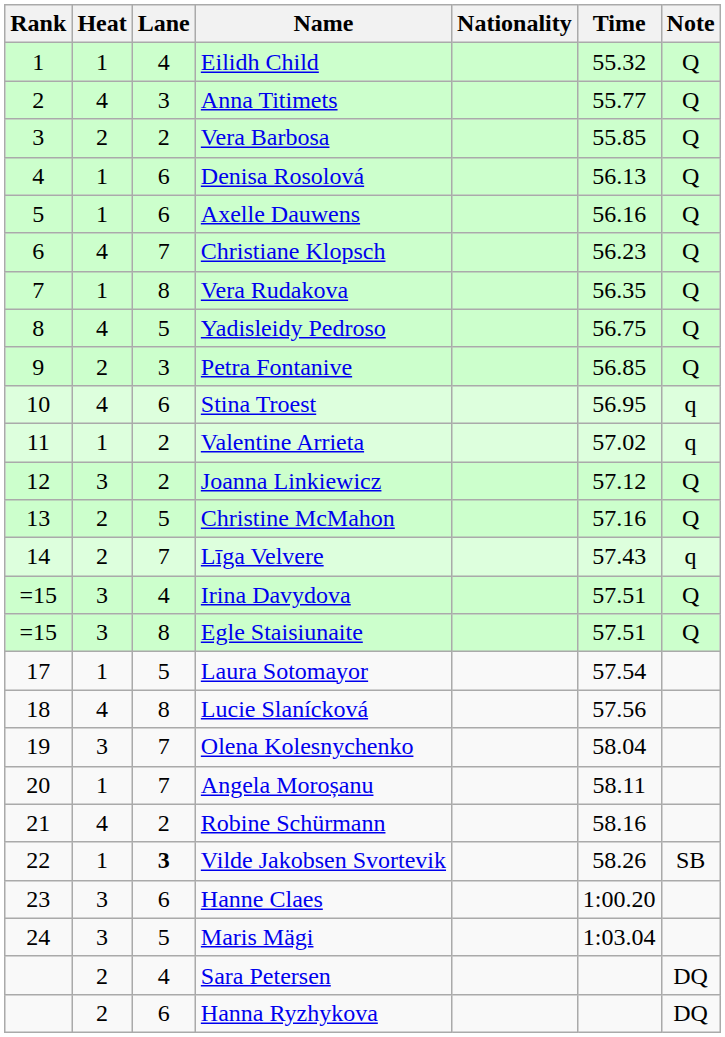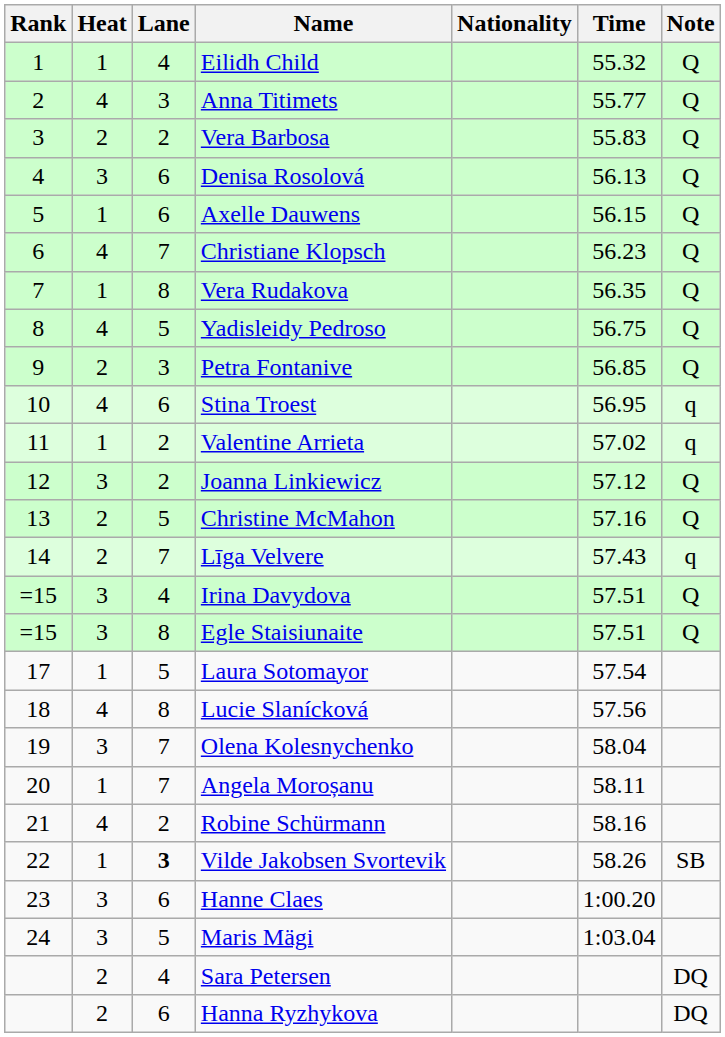(619, 137) 55.85 -> (619, 137) 55.83
(102, 175) 1 -> (102, 175) 3
(619, 213) 56.16 -> (619, 213) 56.15
